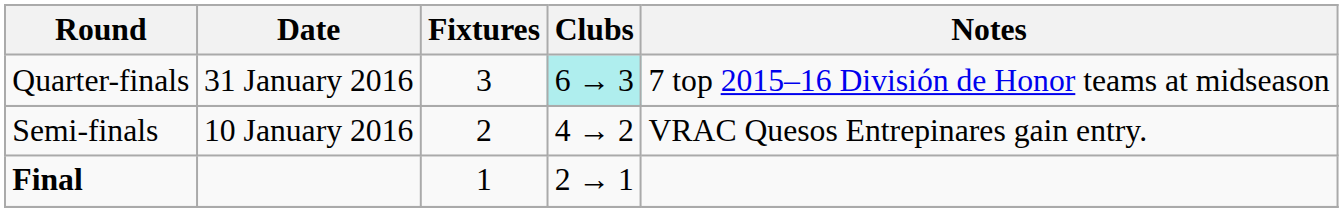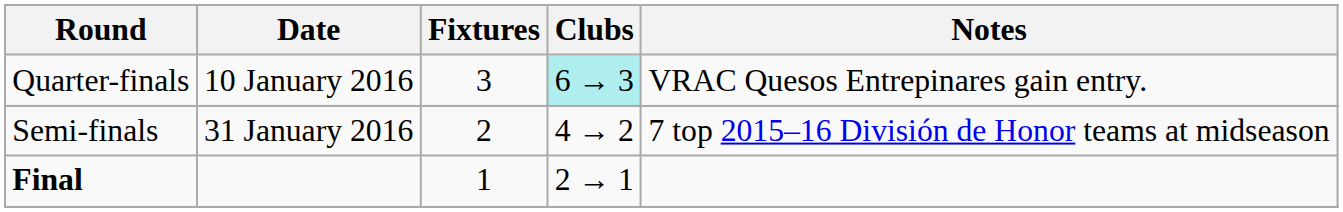(309, 79) 31 January 2016 -> (309, 79) 10 January 2016
(989, 79) 7 top 2015–16 División de Honor teams at midseason -> (898, 79) VRAC Quesos Entrepinares gain entry.
(309, 130) 10 January 2016 -> (309, 130) 31 January 2016
(898, 130) VRAC Quesos Entrepinares gain entry. -> (989, 130) 7 top 2015–16 División de Honor teams at midseason
